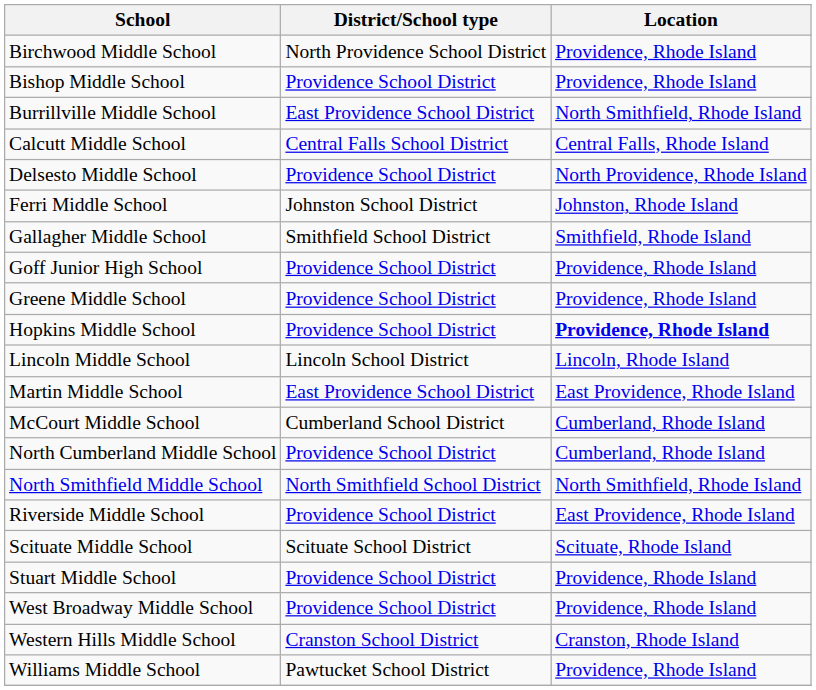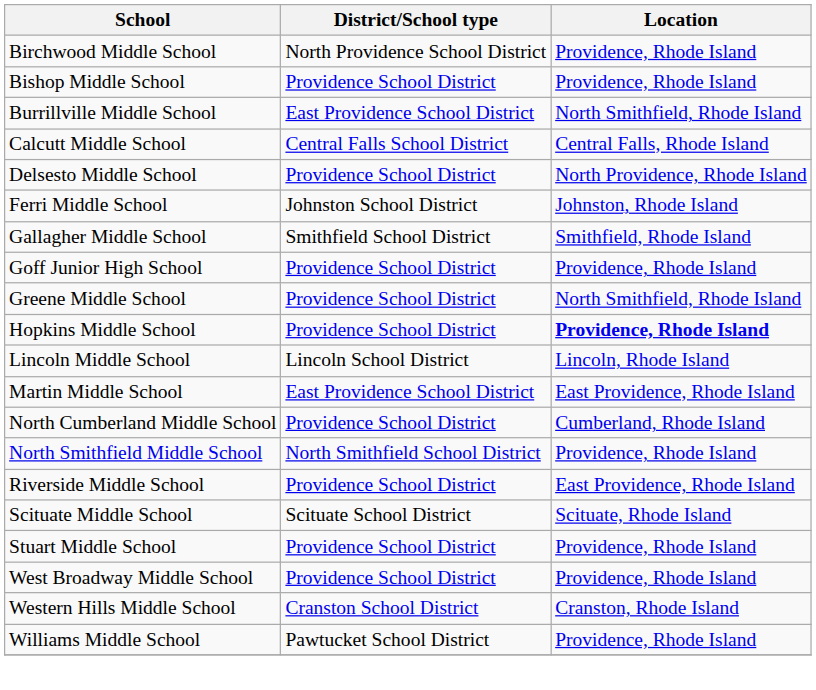(656, 298) Providence, Rhode Island -> (678, 298) North Smithfield, Rhode Island
- row: (105, 422)
(678, 484) North Smithfield, Rhode Island -> (656, 453) Providence, Rhode Island
